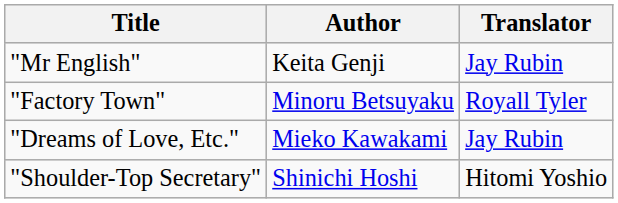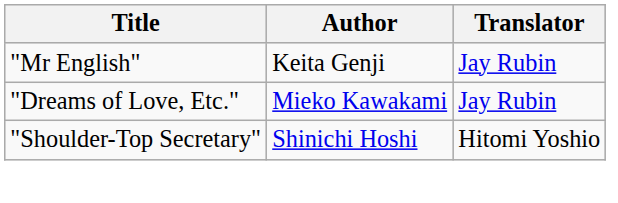- row: (88, 100)
